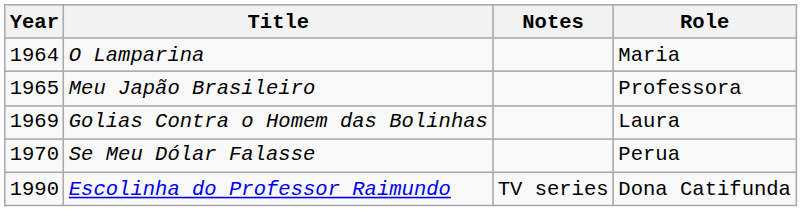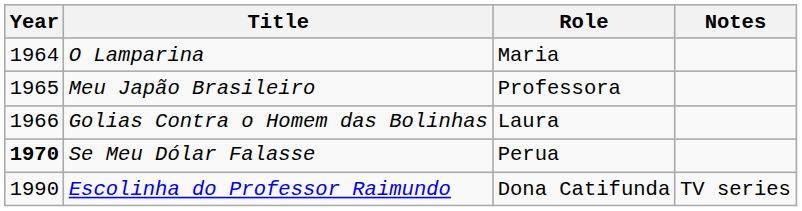columns swapped: (705, 22) <-> (553, 22)
(34, 122) 1969 -> (34, 122) 1966
(34, 155) normal -> (34, 155) bold
